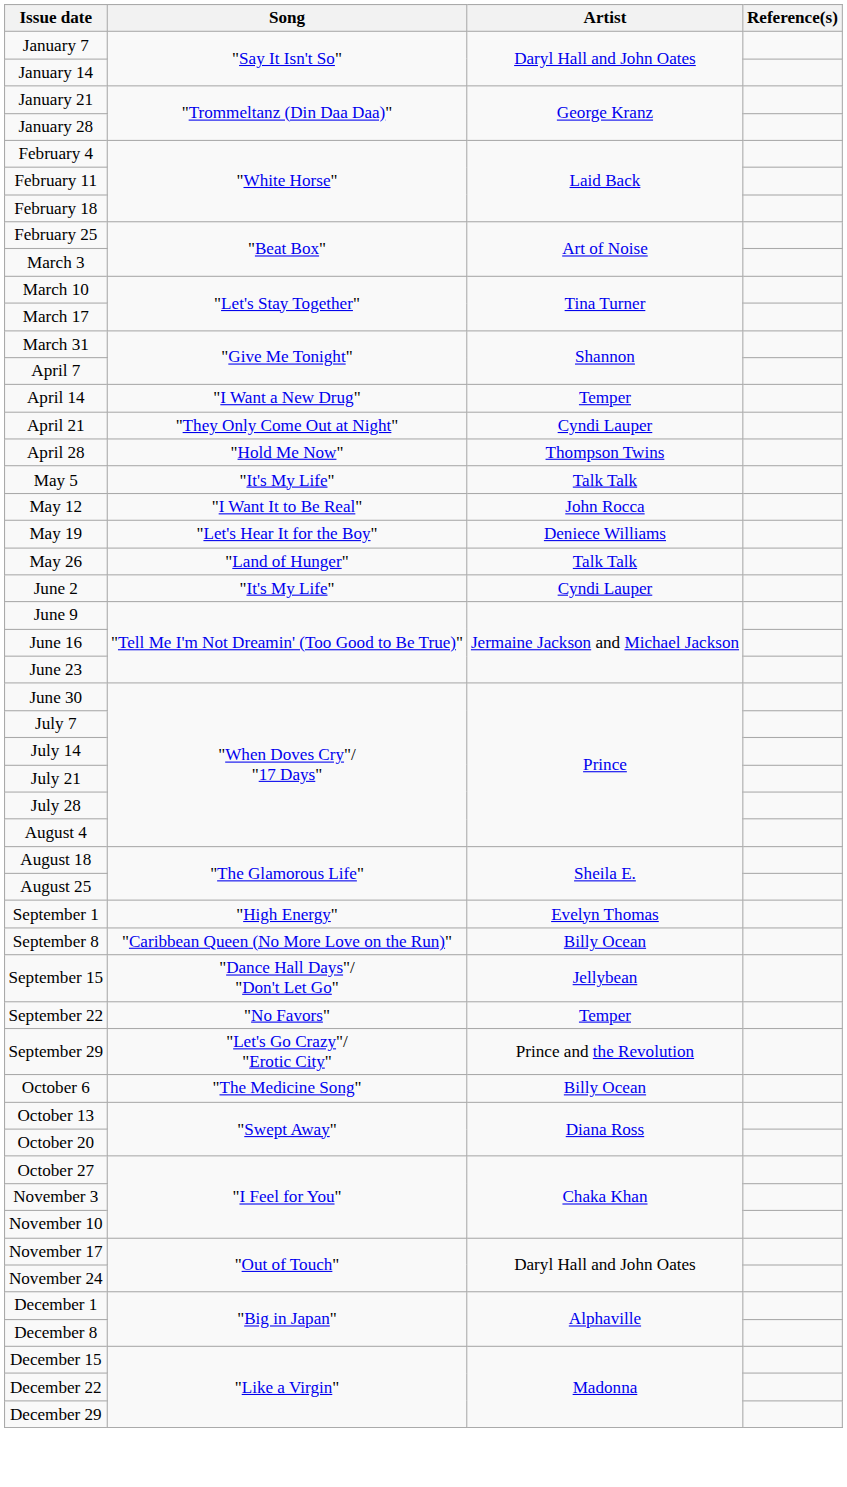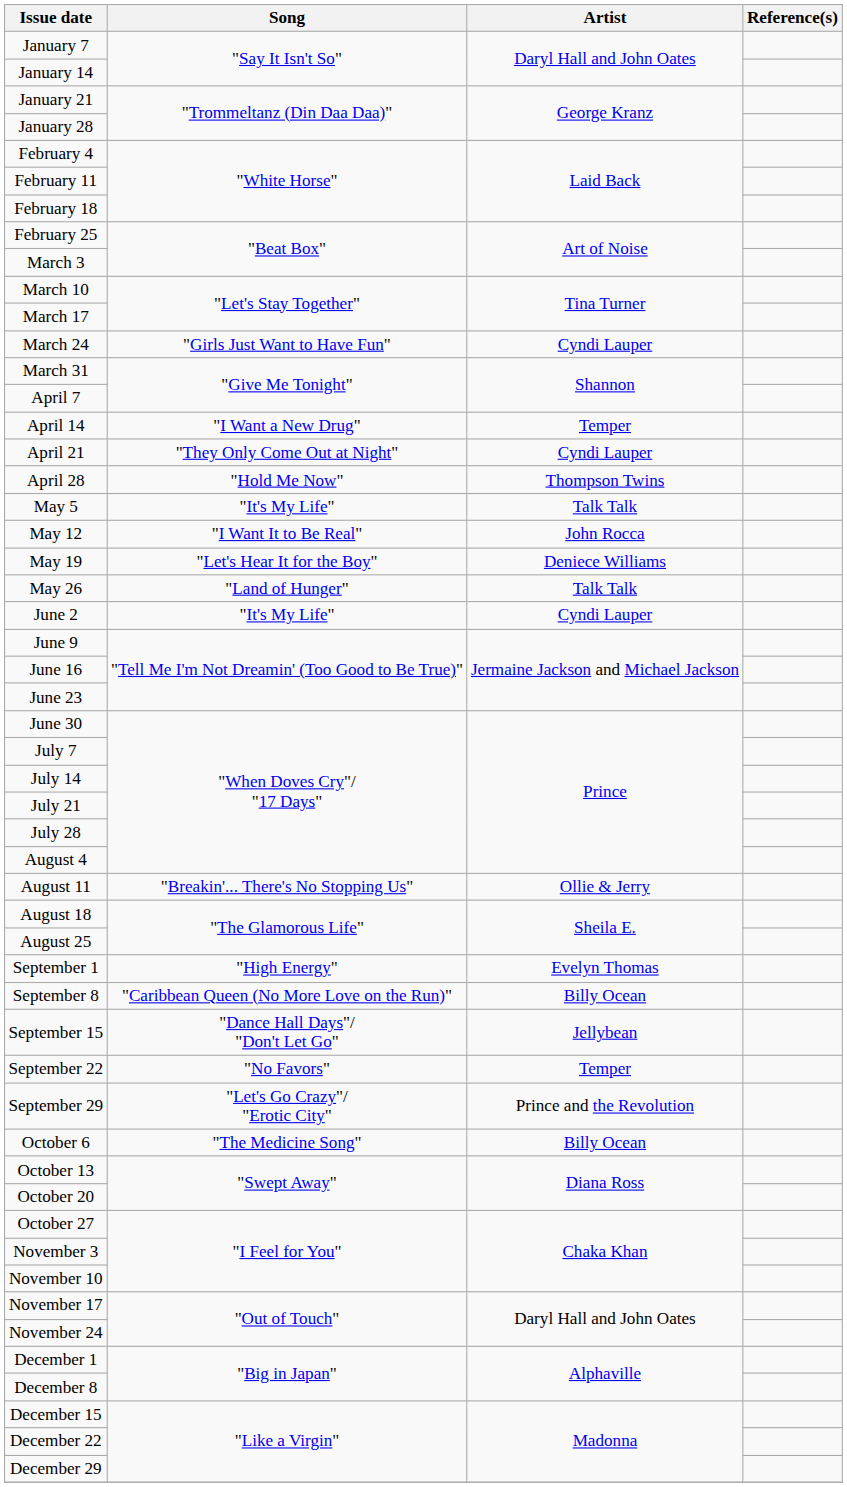+ row: (56, 343)
+ row: (56, 886)
